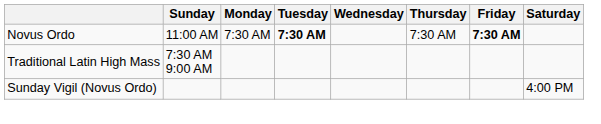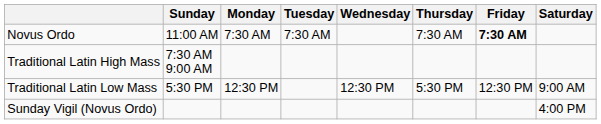(302, 34) bold -> (307, 34) normal
+ row: (82, 88)
